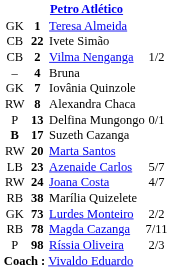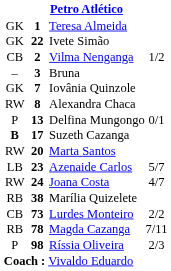(15, 41) CB -> (15, 41) GK
(37, 72) 4 -> (37, 72) 3
(15, 213) GK -> (15, 213) CB
